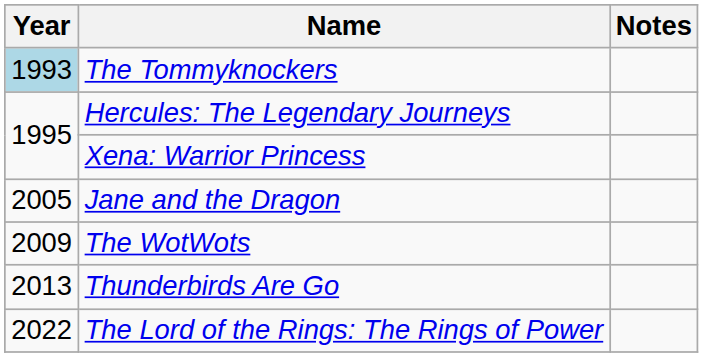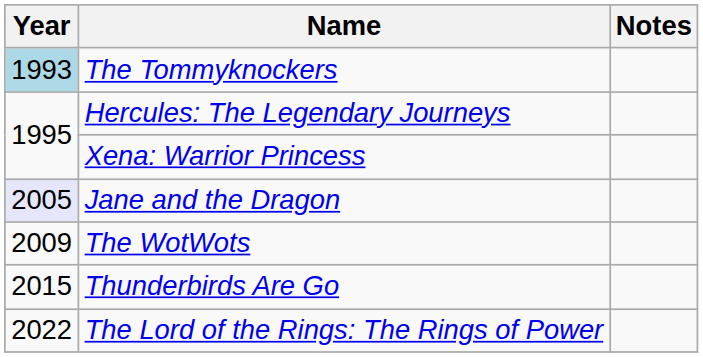(42, 199) no background -> (42, 199) lavender background
(42, 286) 2013 -> (42, 286) 2015
